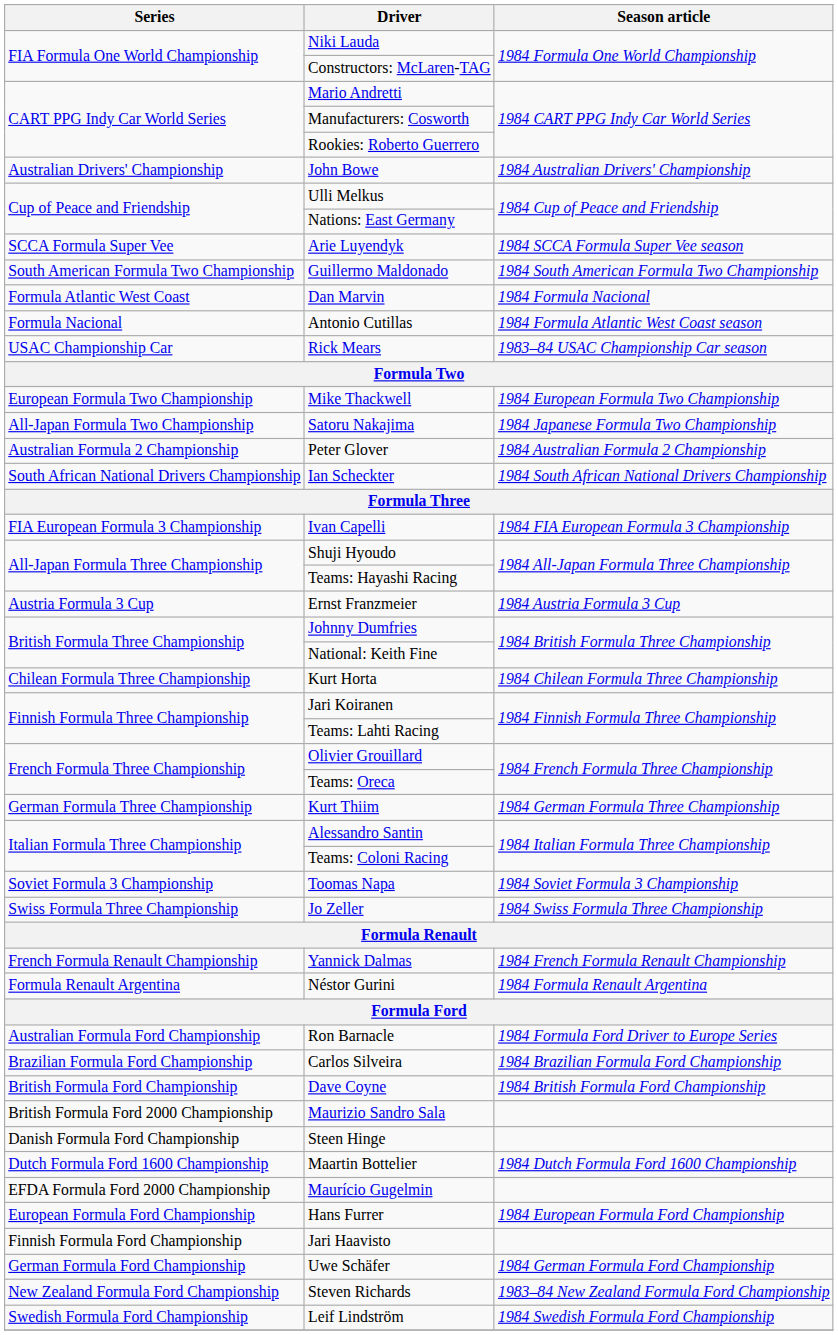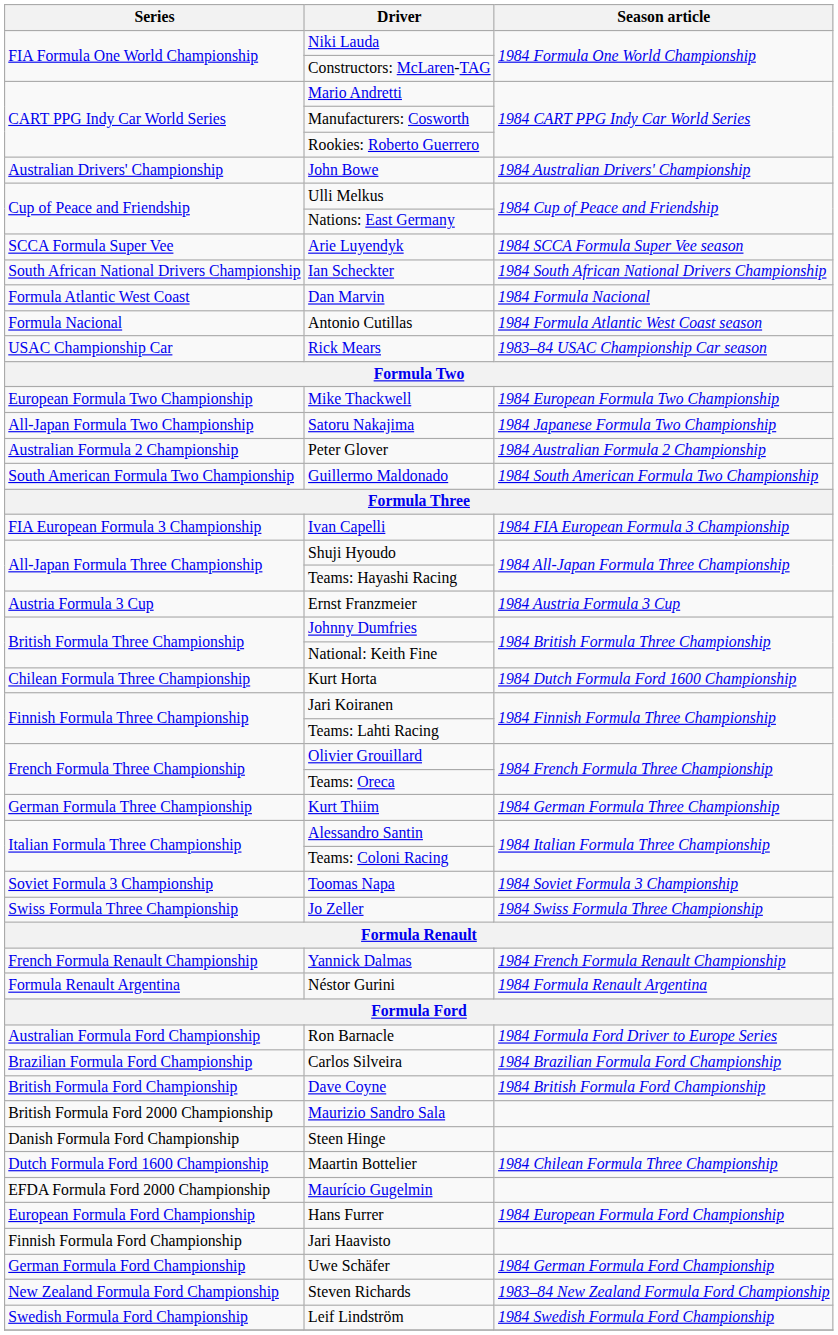rows swapped: (351, 476) <-> (378, 272)
(638, 680) 1984 Chilean Formula Three Championship -> (647, 680) 1984 Dutch Formula Ford 1600 Championship
(647, 1164) 1984 Dutch Formula Ford 1600 Championship -> (638, 1164) 1984 Chilean Formula Three Championship
